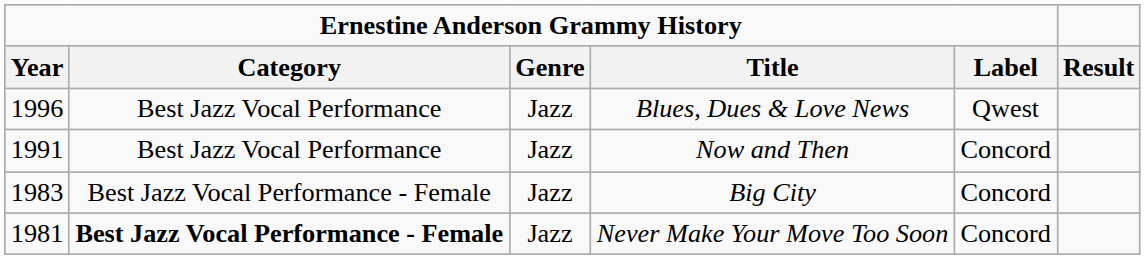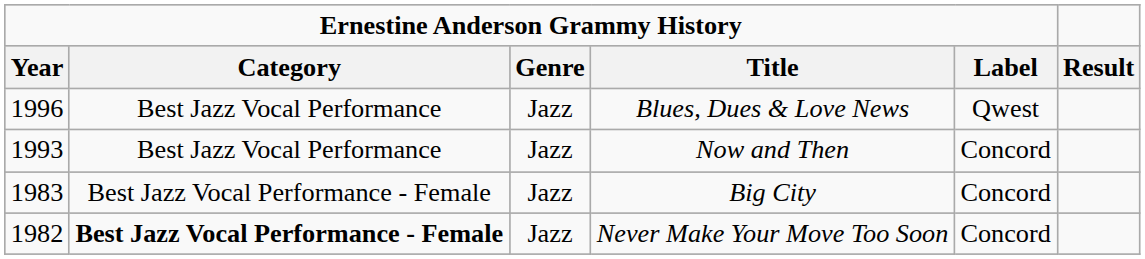(37, 150) 1991 -> (37, 150) 1993
(37, 233) 1981 -> (37, 233) 1982
